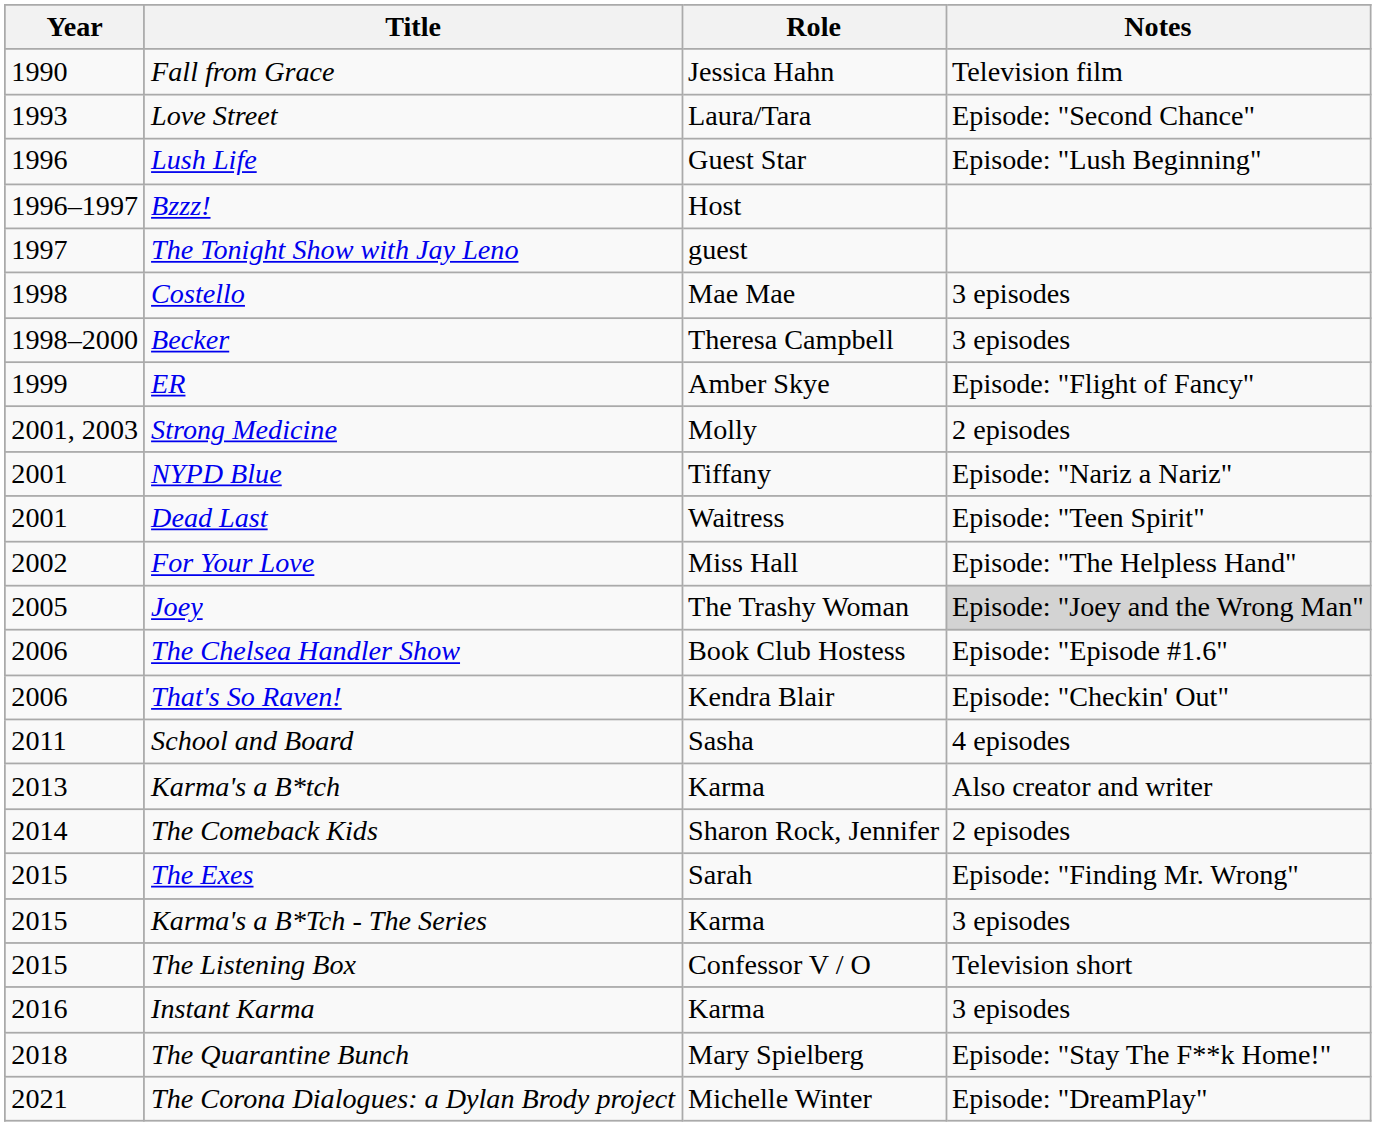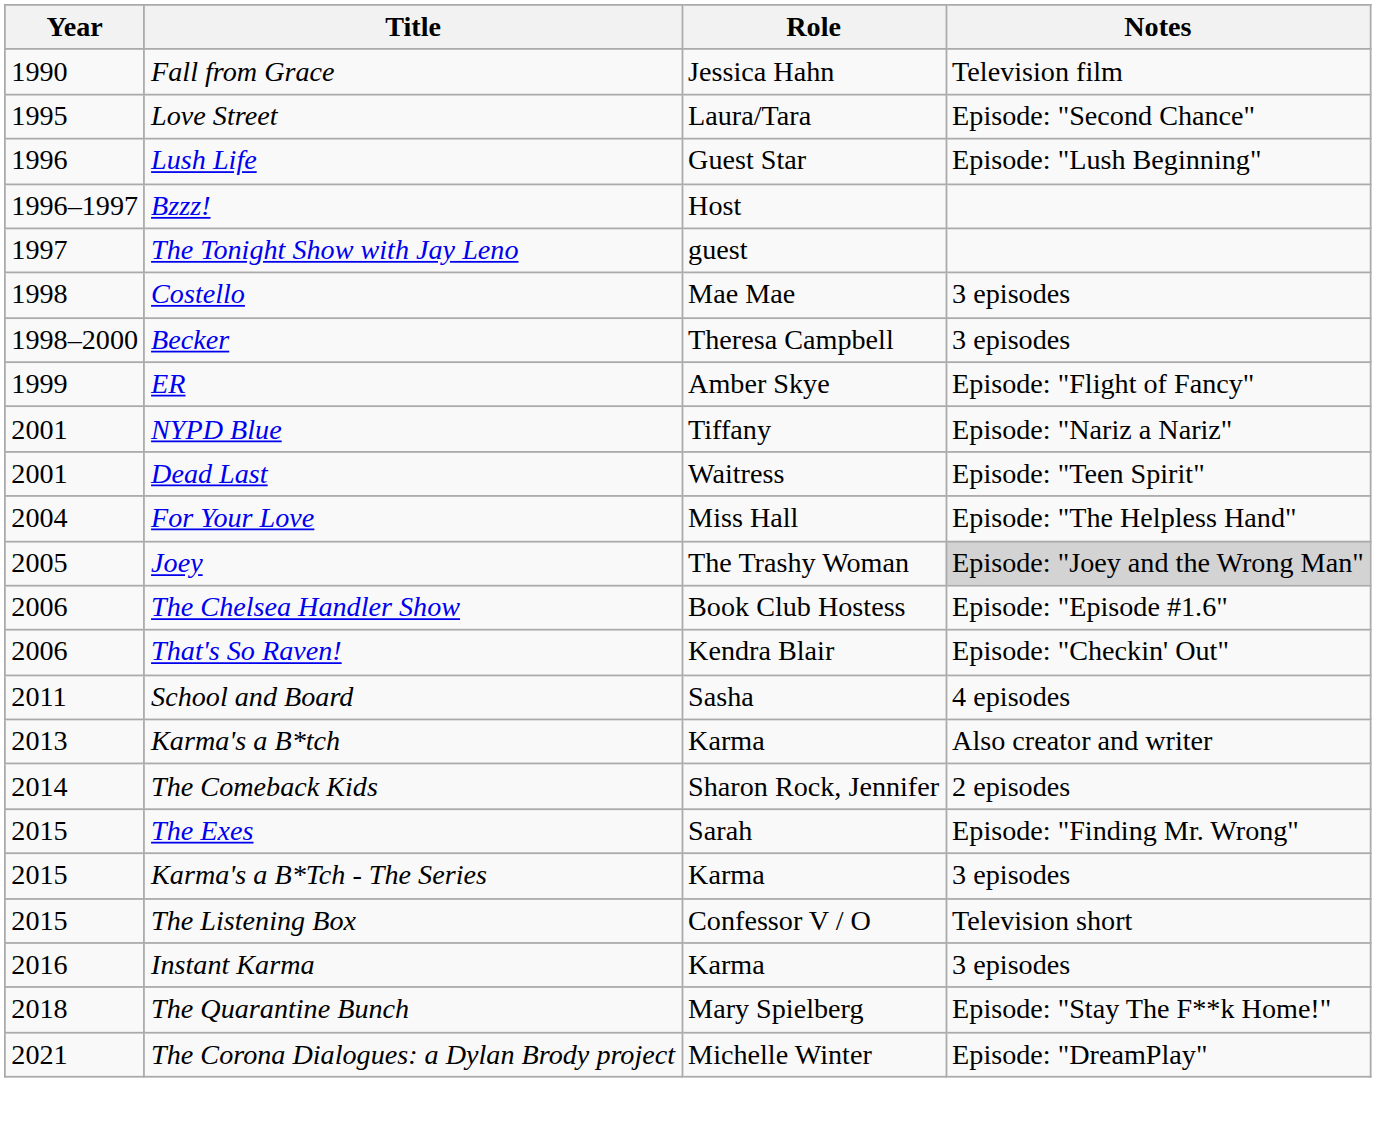(40, 116) 1993 -> (40, 116) 1995
- row: (244, 428)
(40, 562) 2002 -> (40, 518) 2004
